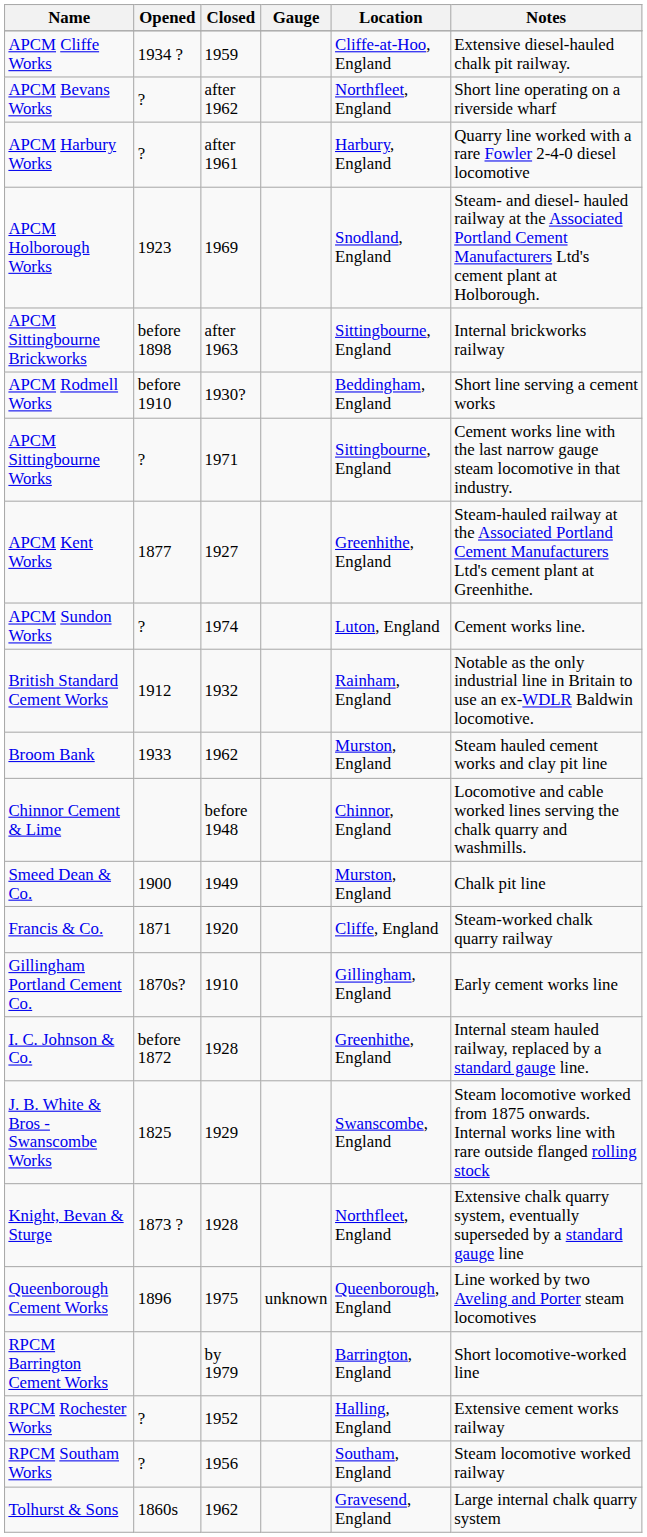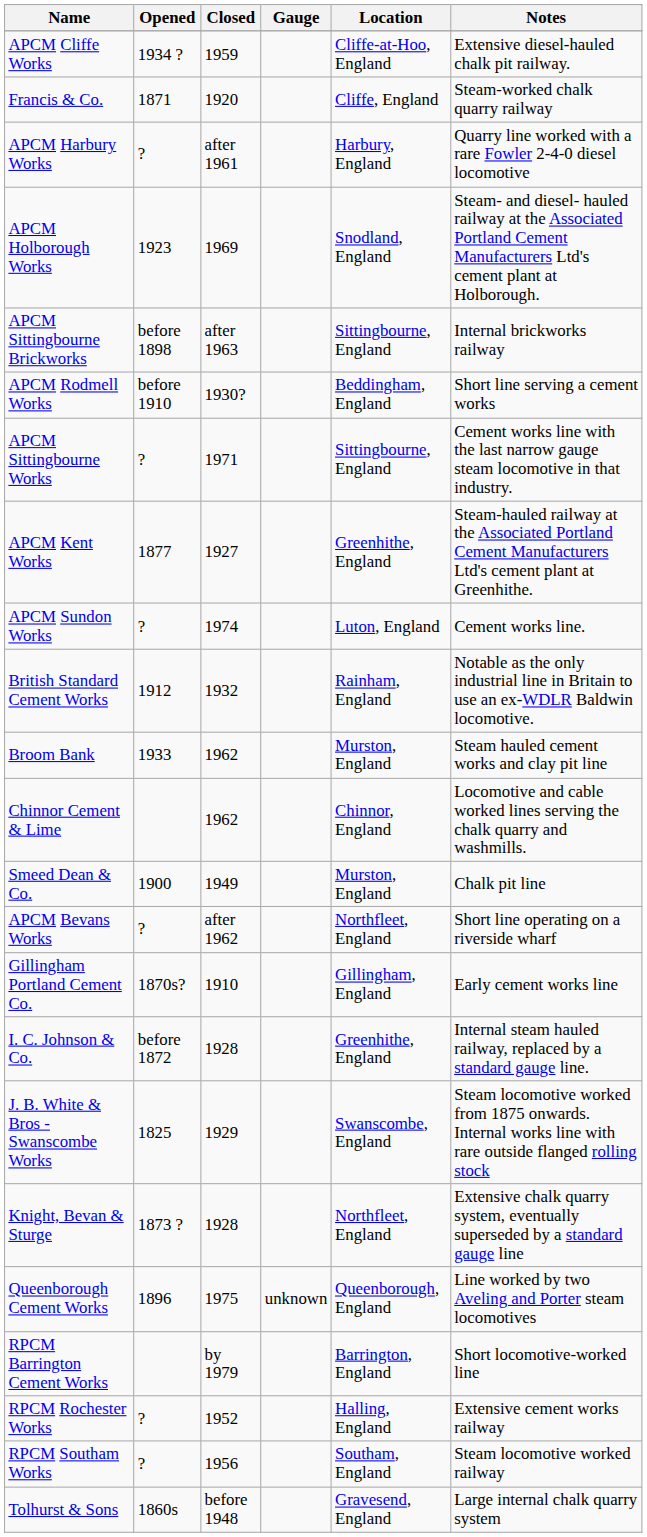rows swapped: (59, 99) <-> (56, 929)
(226, 819) before 1948 -> (221, 819) 1962
(221, 1509) 1962 -> (226, 1509) before 1948
